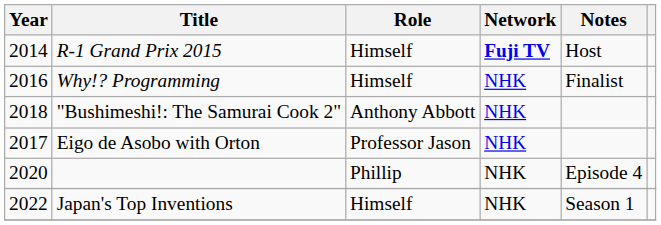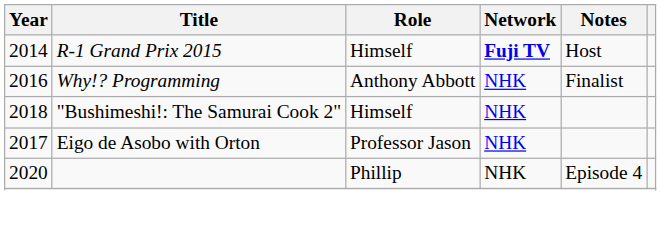(381, 81) Himself -> (413, 81) Anthony Abbott
(413, 111) Anthony Abbott -> (381, 111) Himself
- row: (28, 204)
